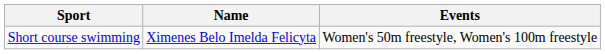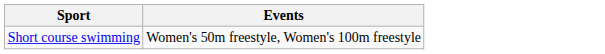- column: (231, 15)
